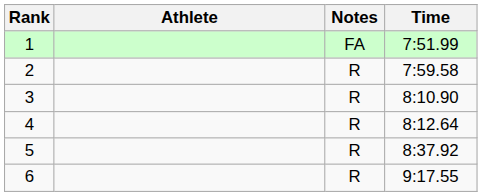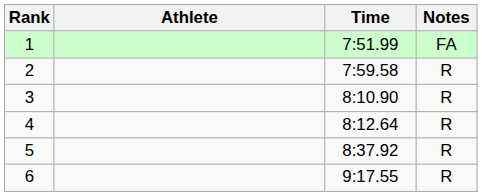columns swapped: (431, 17) <-> (355, 17)
